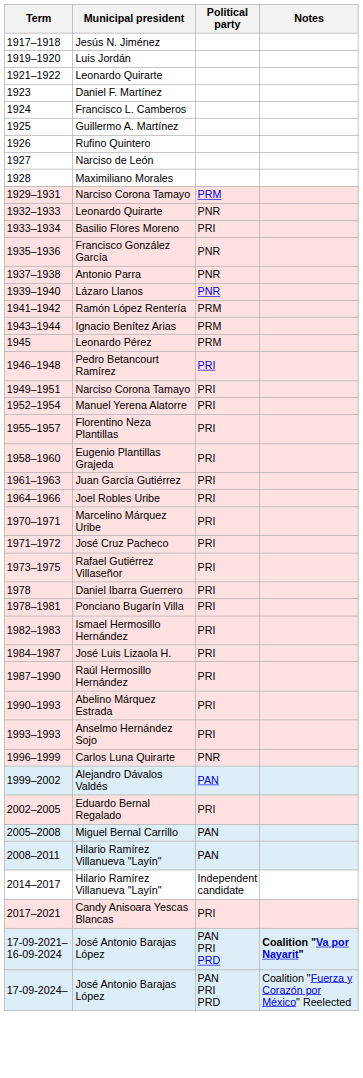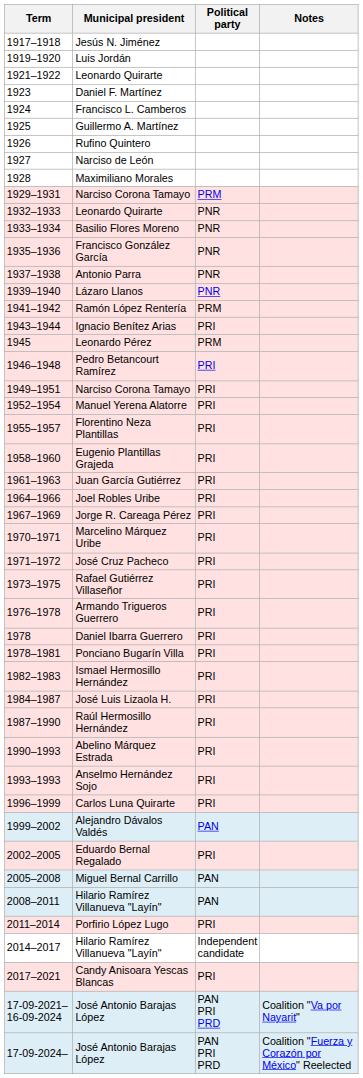(207, 229) PRI -> (209, 229) PNR
(210, 326) PRM -> (207, 326) PRI
+ row: (34, 515)
+ row: (34, 613)
(209, 757) PNR -> (207, 803) PRI
+ row: (33, 924)
(305, 949) bold -> (302, 1012) normal
